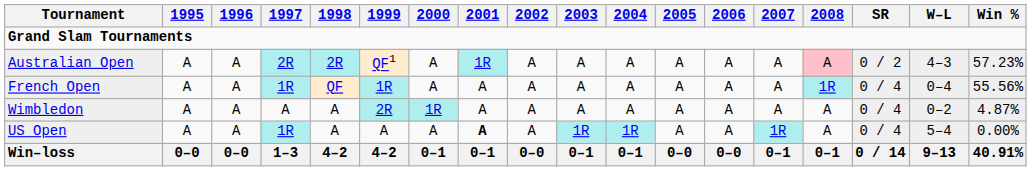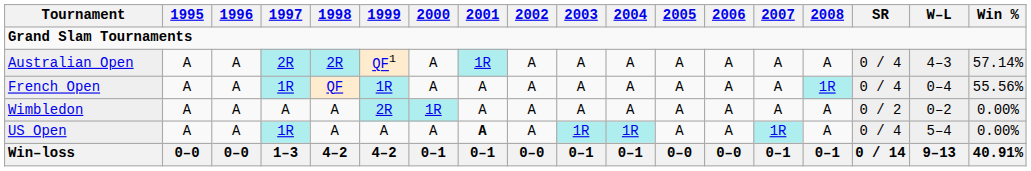(827, 63) pink background -> (827, 63) no background
(880, 63) 0 / 2 -> (880, 63) 0 / 4
(998, 63) 57.23% -> (998, 63) 57.14%
(880, 110) 0 / 4 -> (880, 110) 0 / 2
(998, 110) 4.87% -> (998, 110) 0.00%
